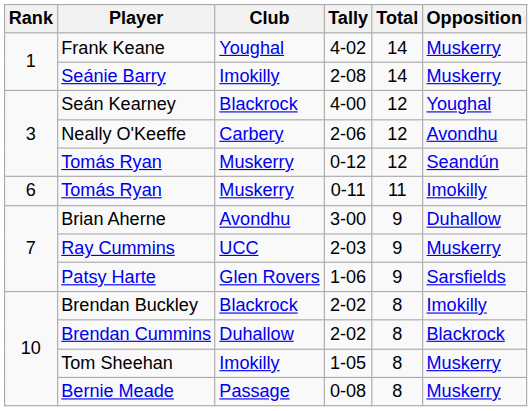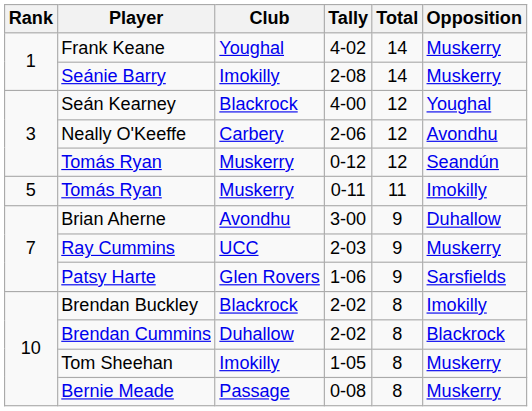(31, 190) 6 -> (31, 190) 5
